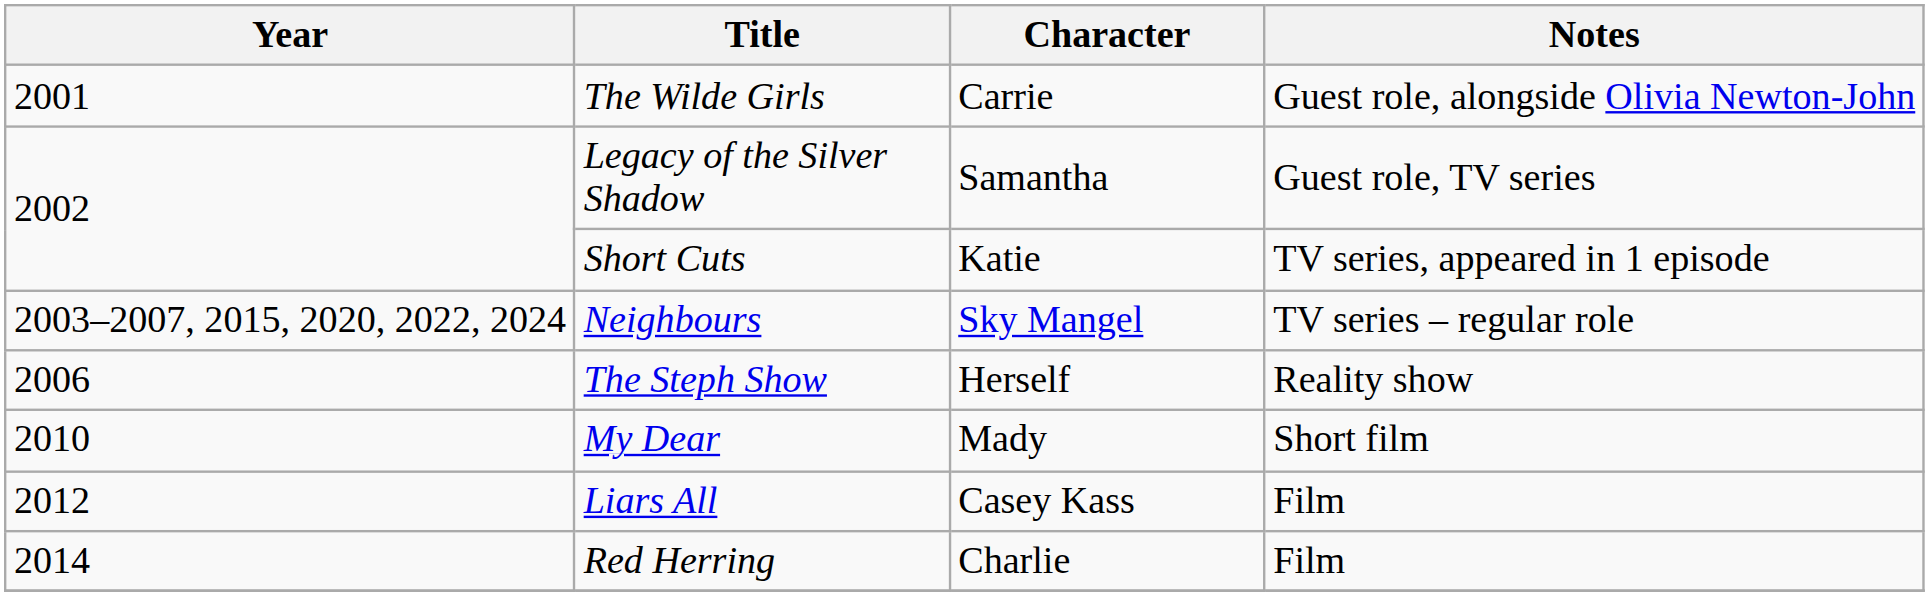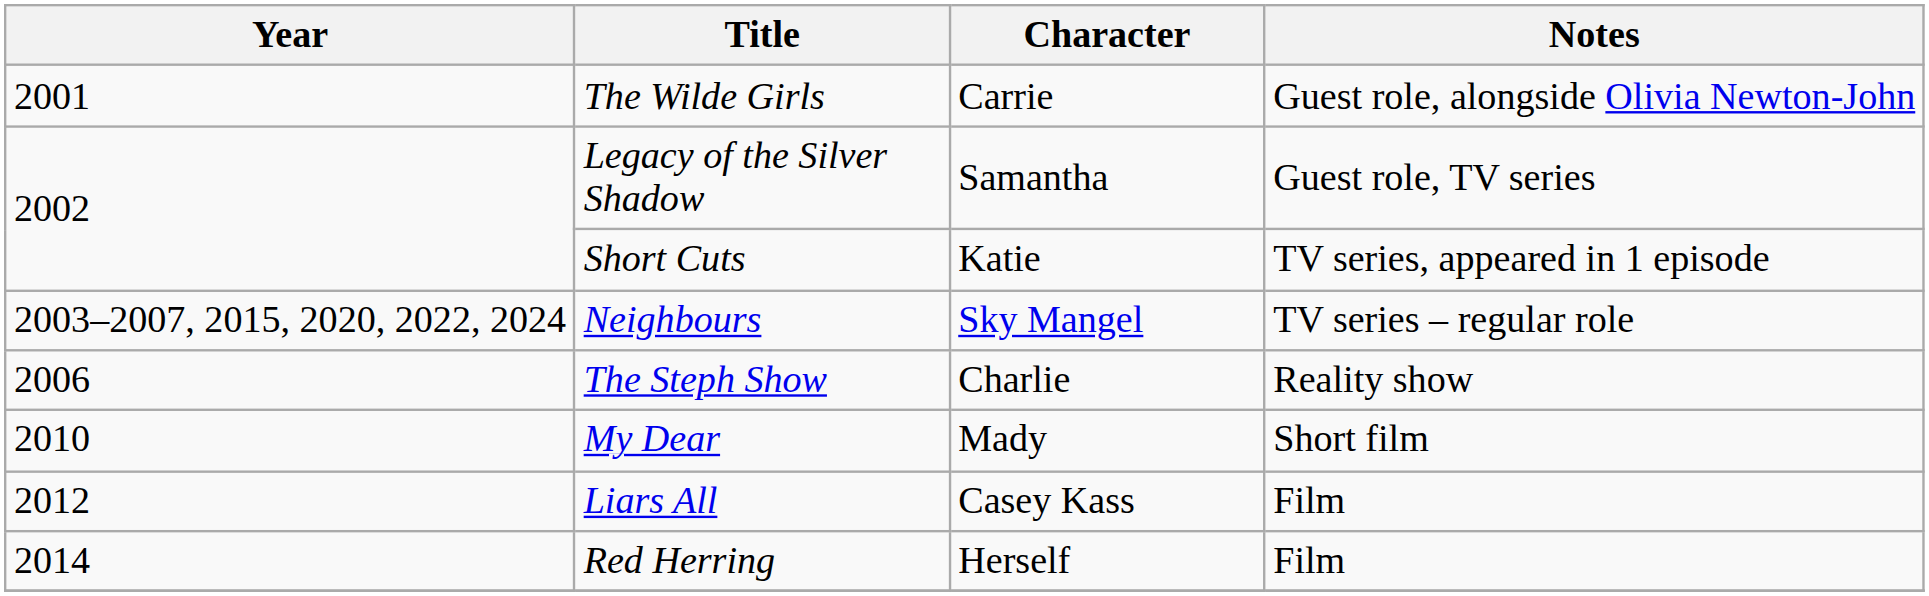(1014, 379) Herself -> (1014, 379) Charlie
(1014, 560) Charlie -> (1014, 560) Herself
